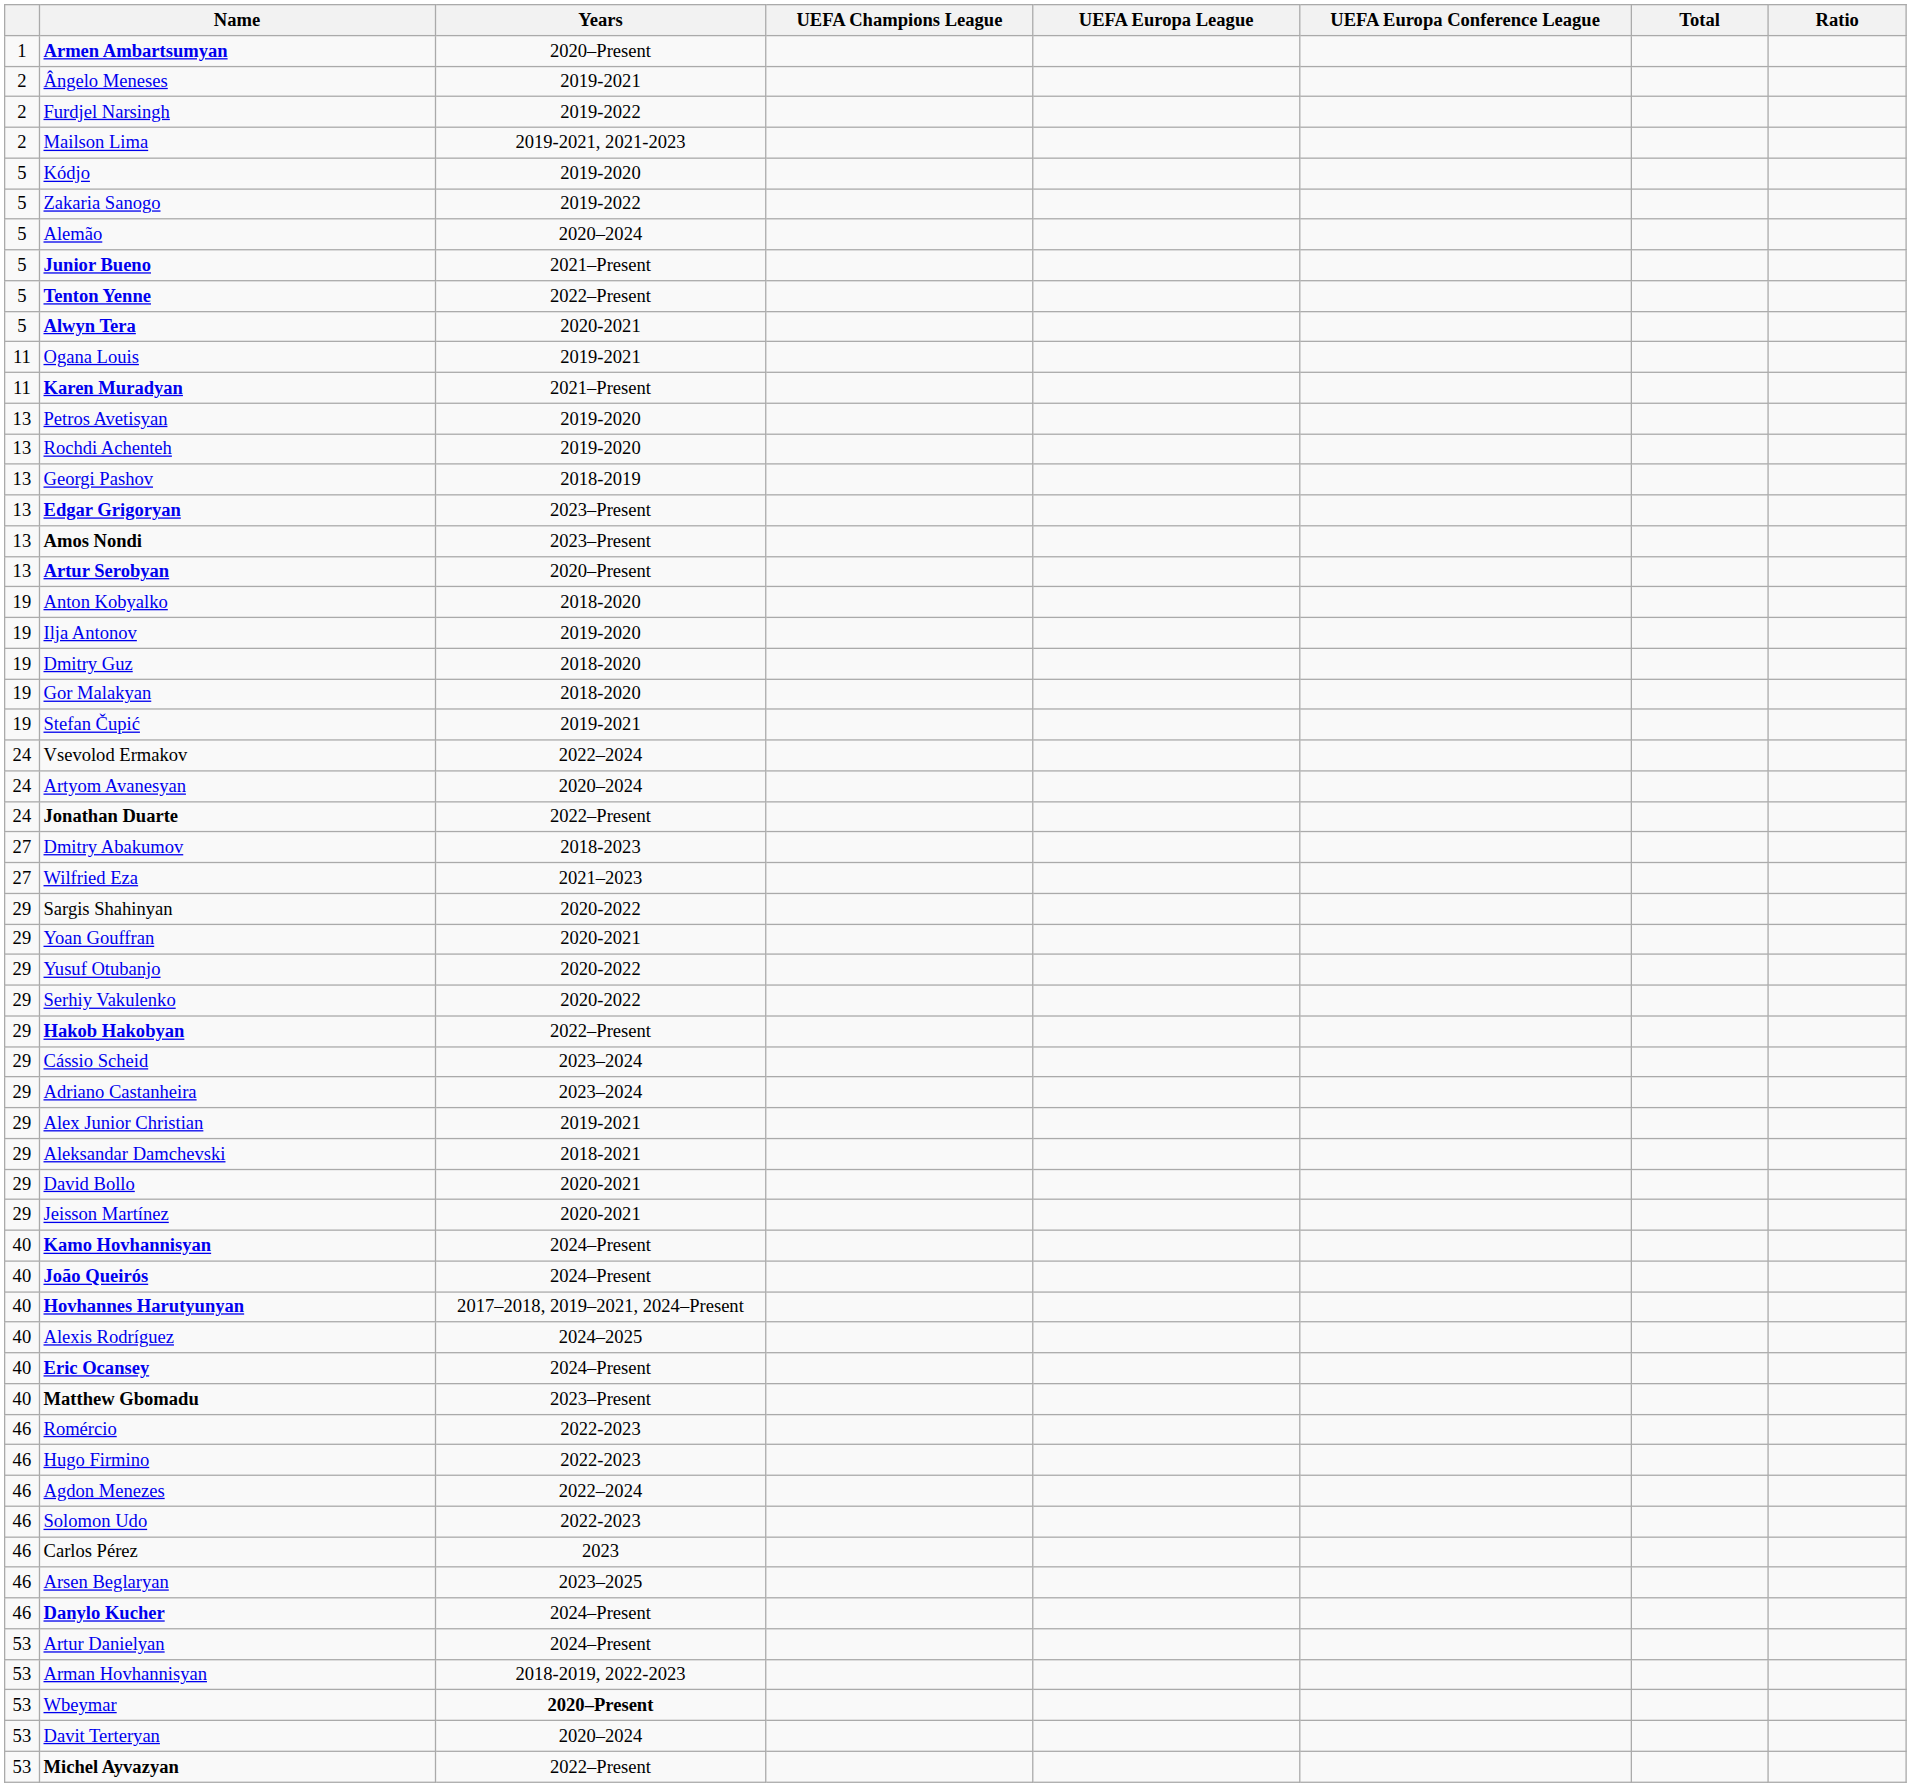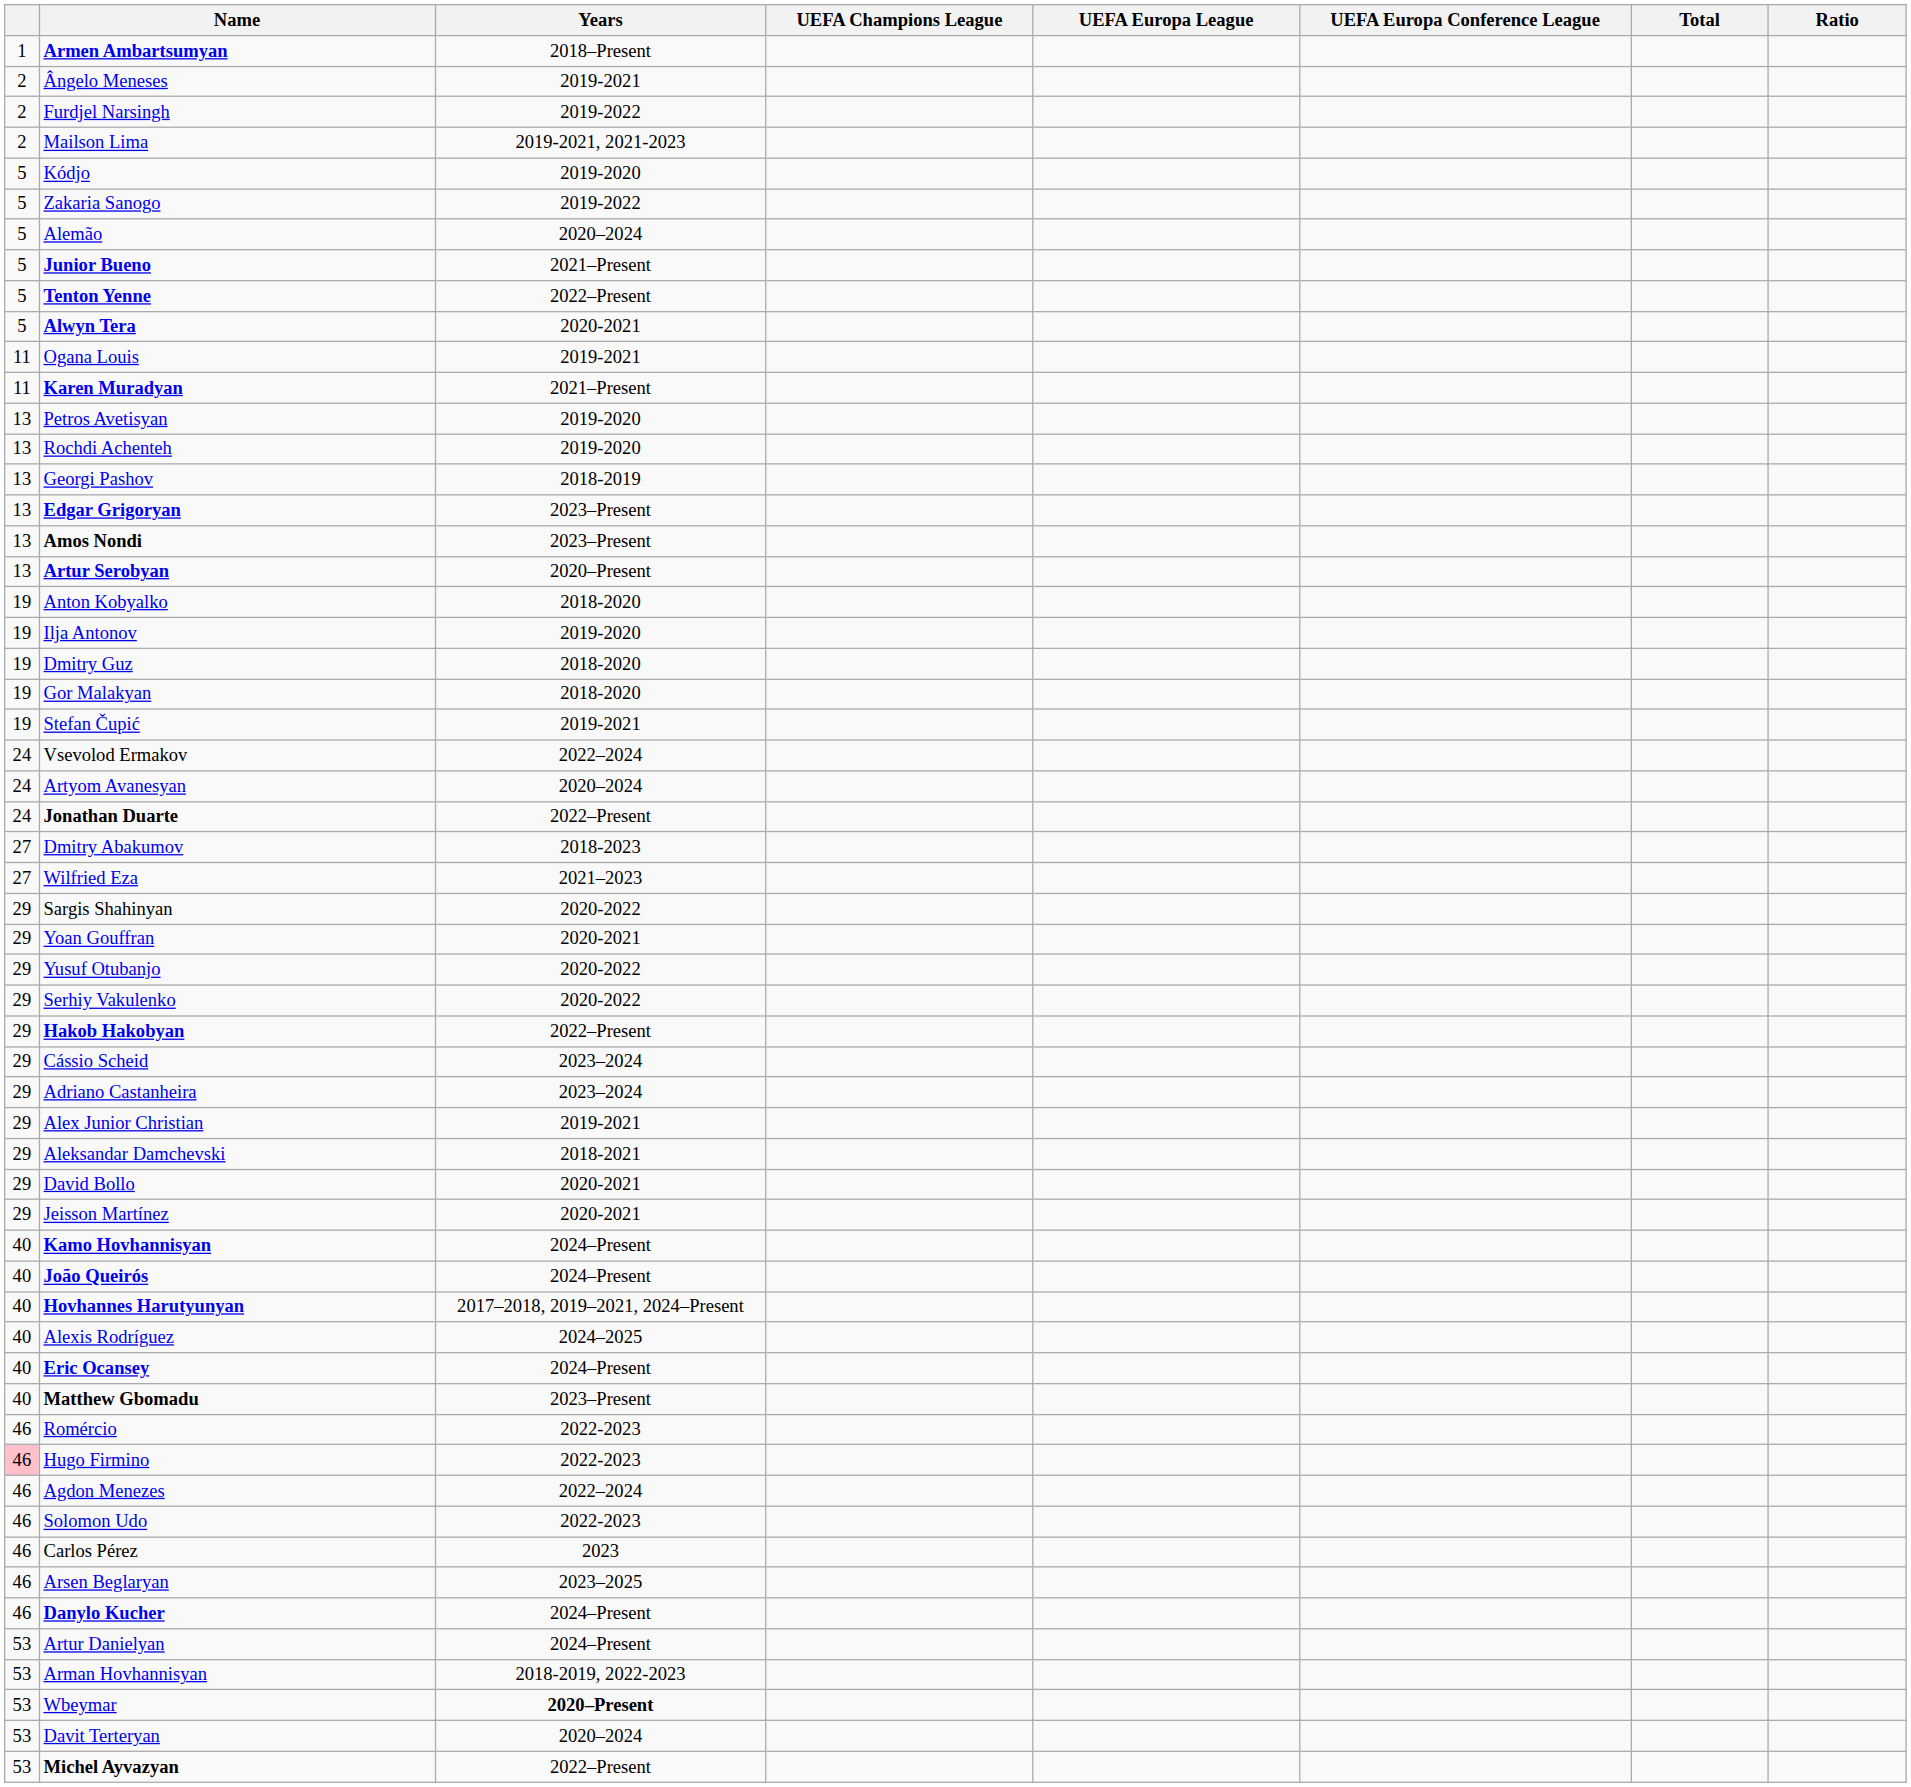(600, 50) 2020–Present -> (600, 50) 2018–Present
(22, 1460) no background -> (22, 1460) pink background
